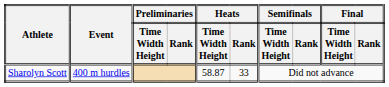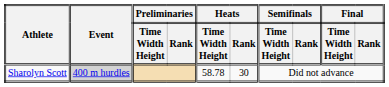(101, 73) no background -> (101, 73) lightgrey background
(213, 73) 58.87 -> (213, 73) 58.78
(244, 73) 33 -> (244, 73) 30
